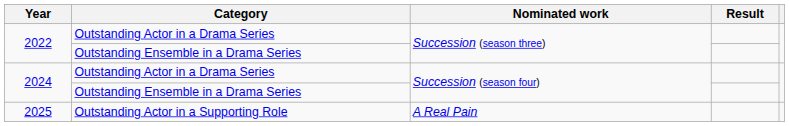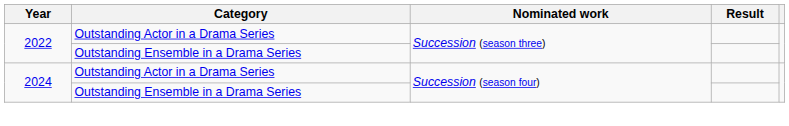- row: (38, 111)
